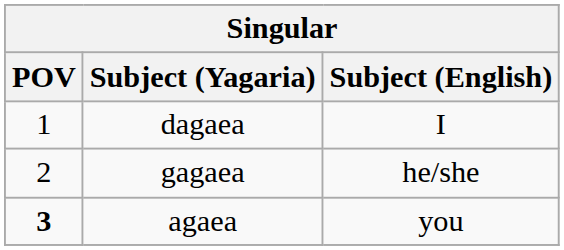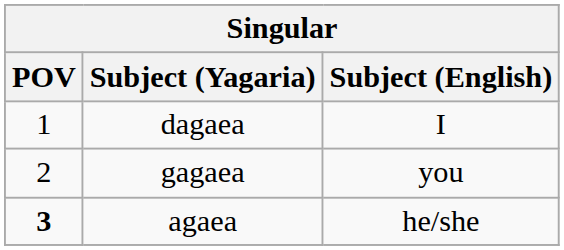(441, 172) he/she -> (441, 172) you
(441, 220) you -> (441, 220) he/she
